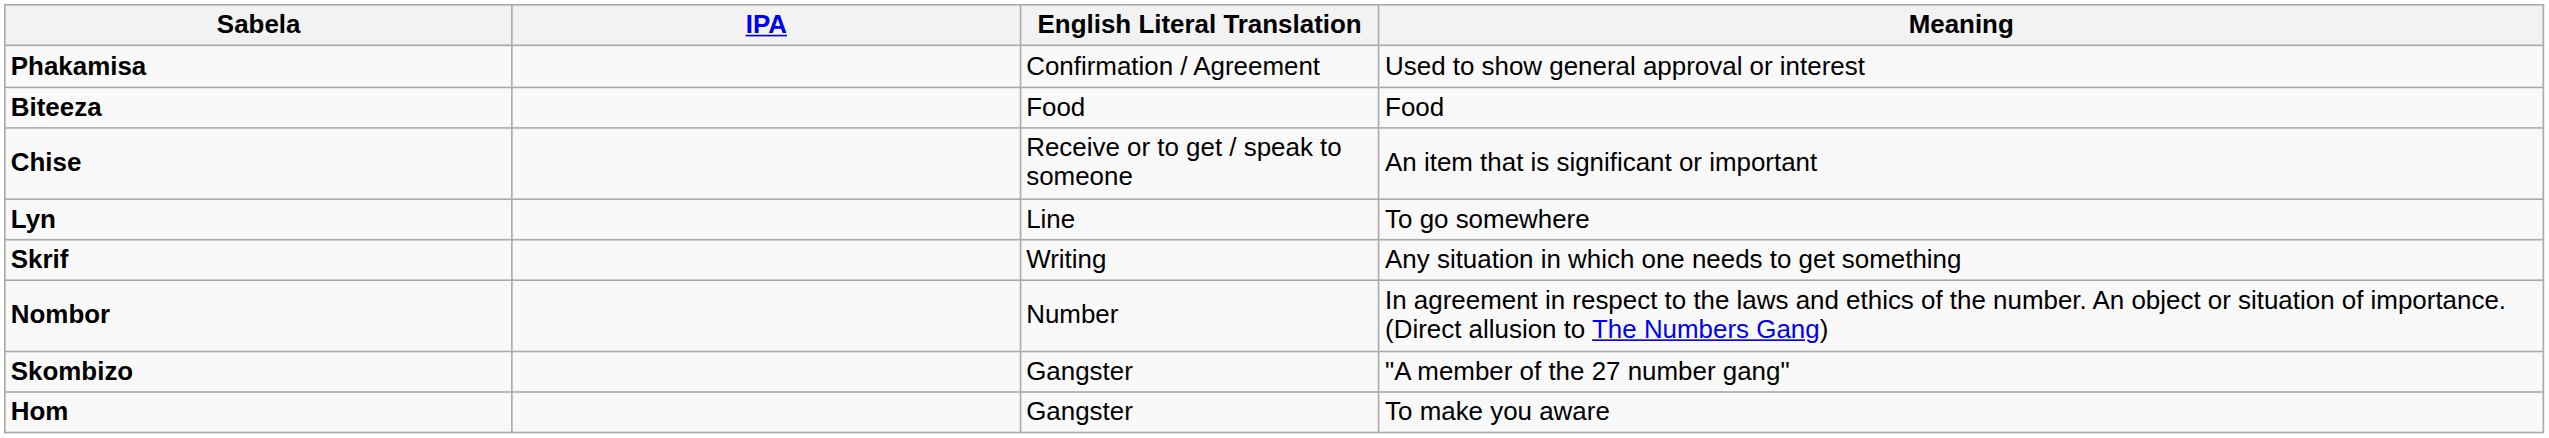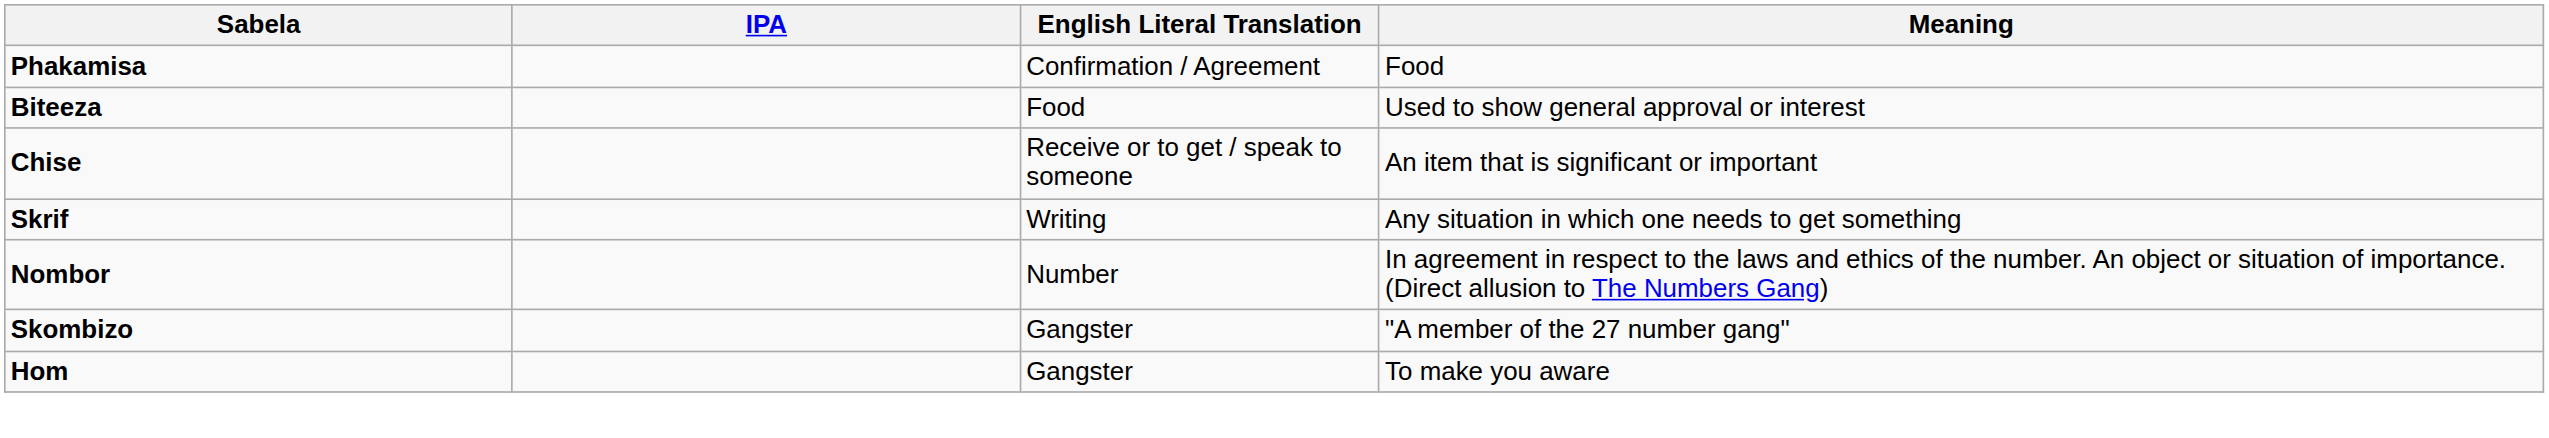(1625, 66) Used to show general approval or interest -> (1415, 66) Food
(1415, 107) Food -> (1625, 107) Used to show general approval or interest
- row: (33, 218)
